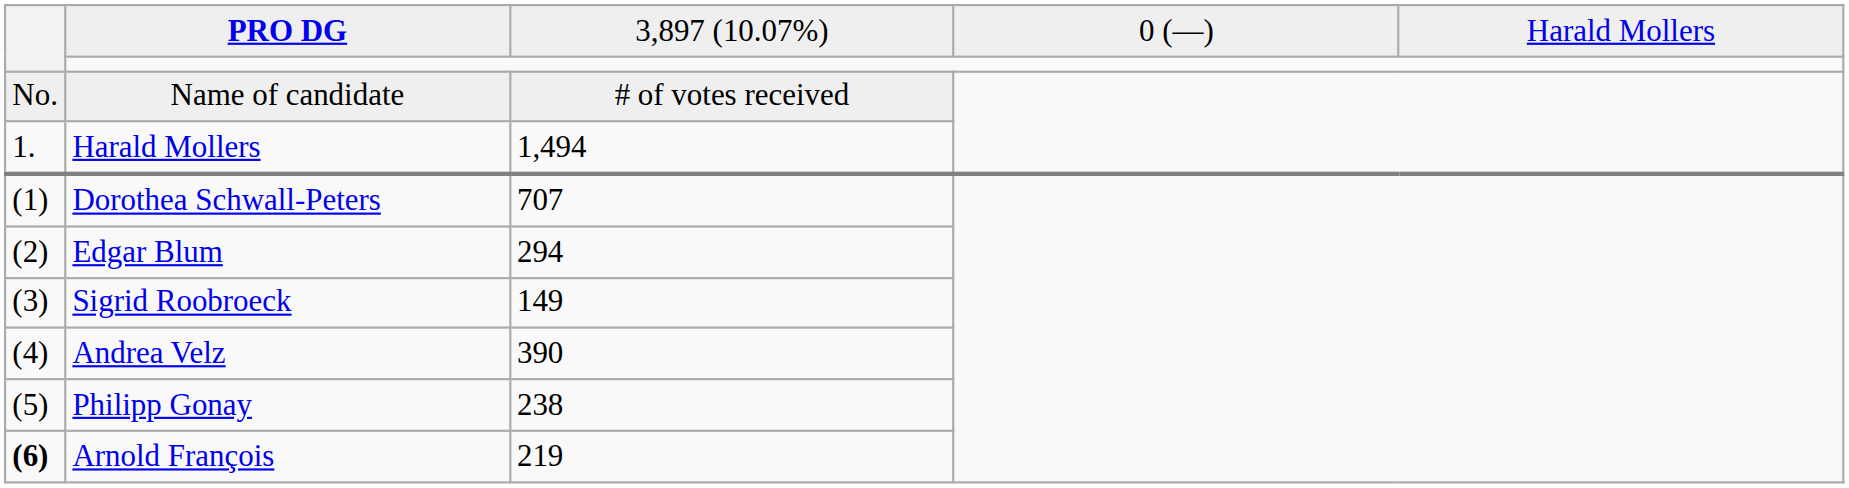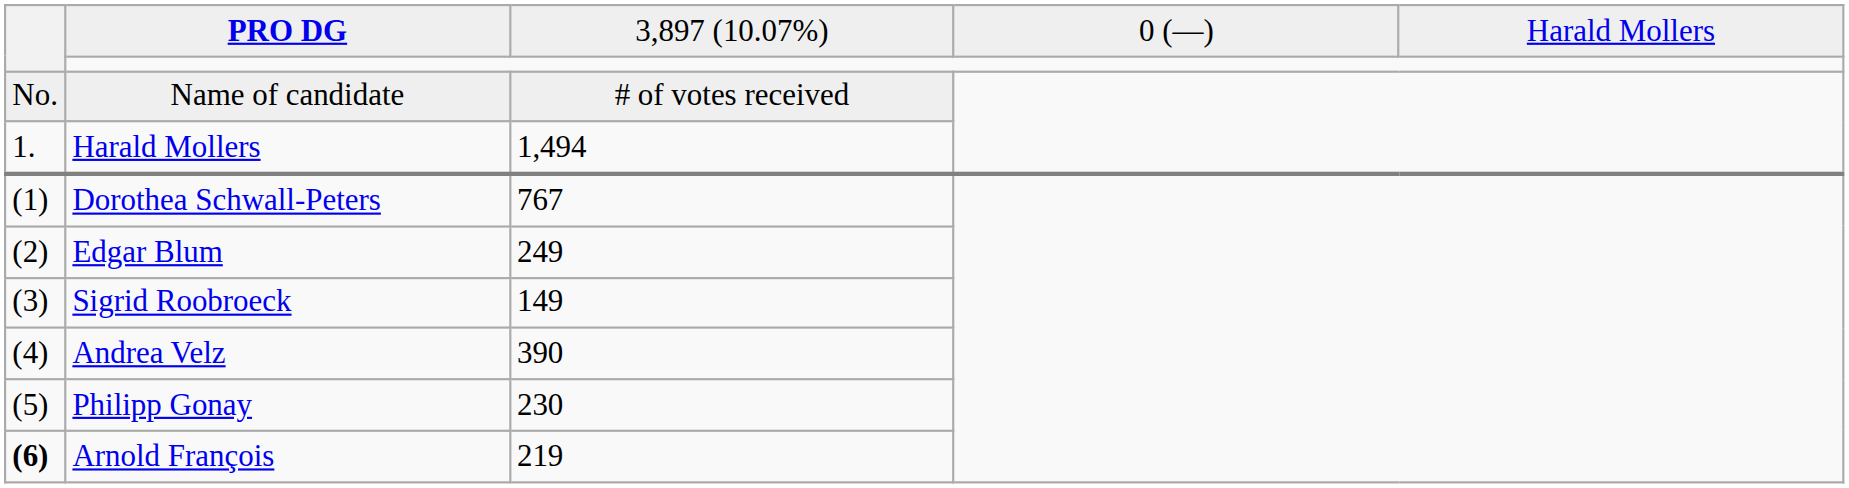(540, 200) 707 -> (540, 200) 767
(540, 251) 294 -> (540, 251) 249
(540, 404) 238 -> (540, 404) 230
